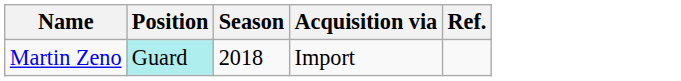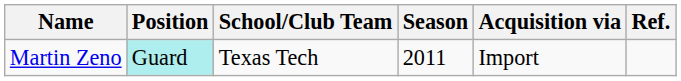+ column: (306, 22)
(241, 57) 2018 -> (424, 57) 2011
